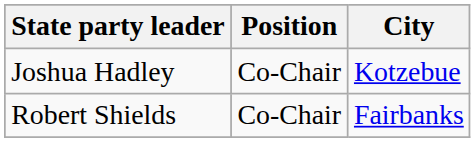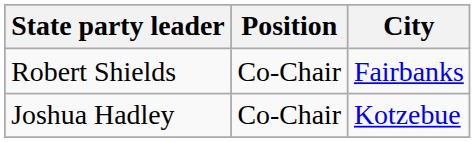rows swapped: (94, 114) <-> (93, 70)
